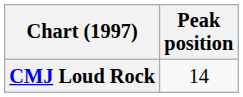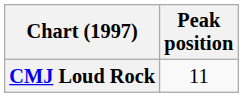(199, 75) 14 -> (199, 75) 11
